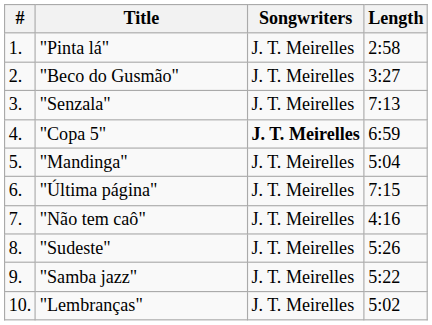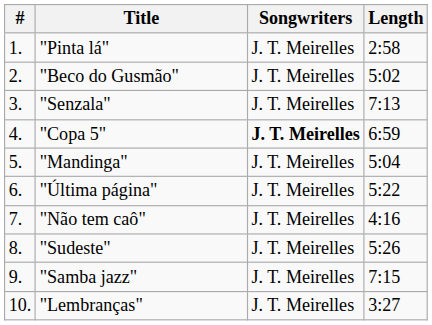(384, 76) 3:27 -> (384, 76) 5:02
(384, 190) 7:15 -> (384, 190) 5:22
(384, 276) 5:22 -> (384, 276) 7:15
(384, 305) 5:02 -> (384, 305) 3:27
